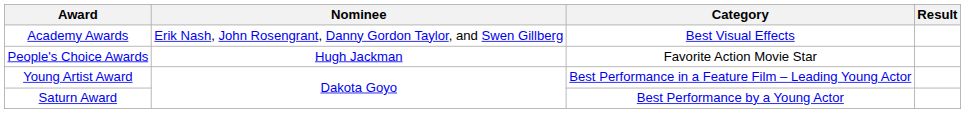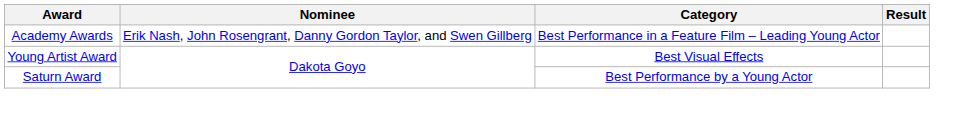(740, 35) Best Visual Effects -> (709, 35) Best Performance in a Feature Film – Leading Young Actor
- row: (78, 56)
(740, 77) Best Performance in a Feature Film – Leading Young Actor -> (709, 56) Best Visual Effects
